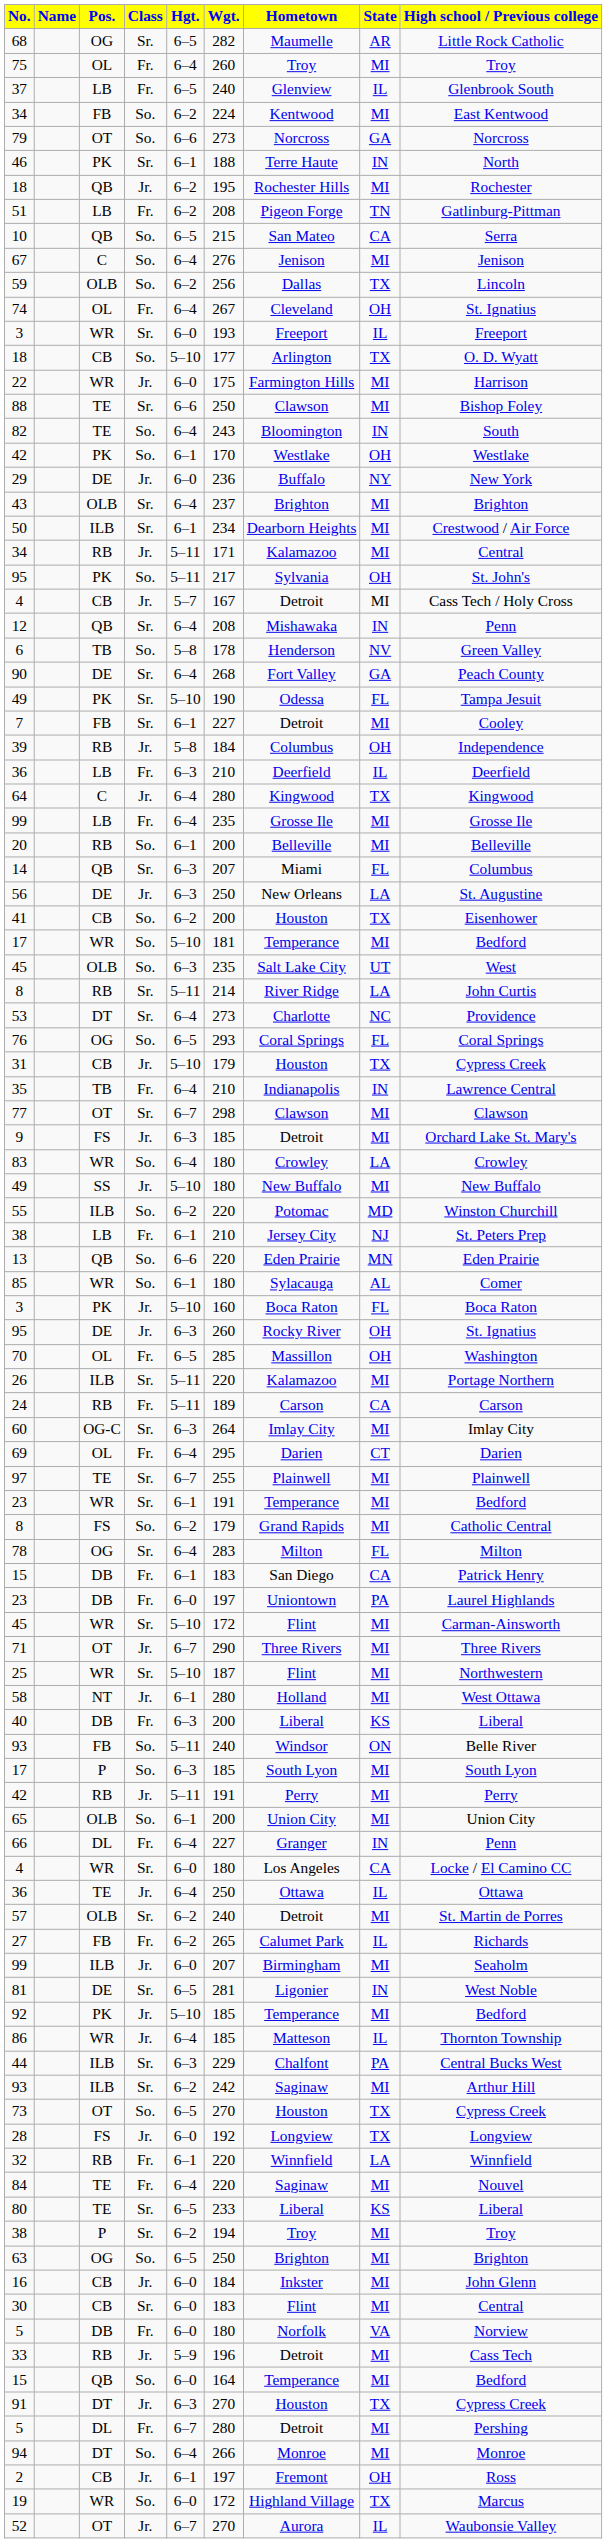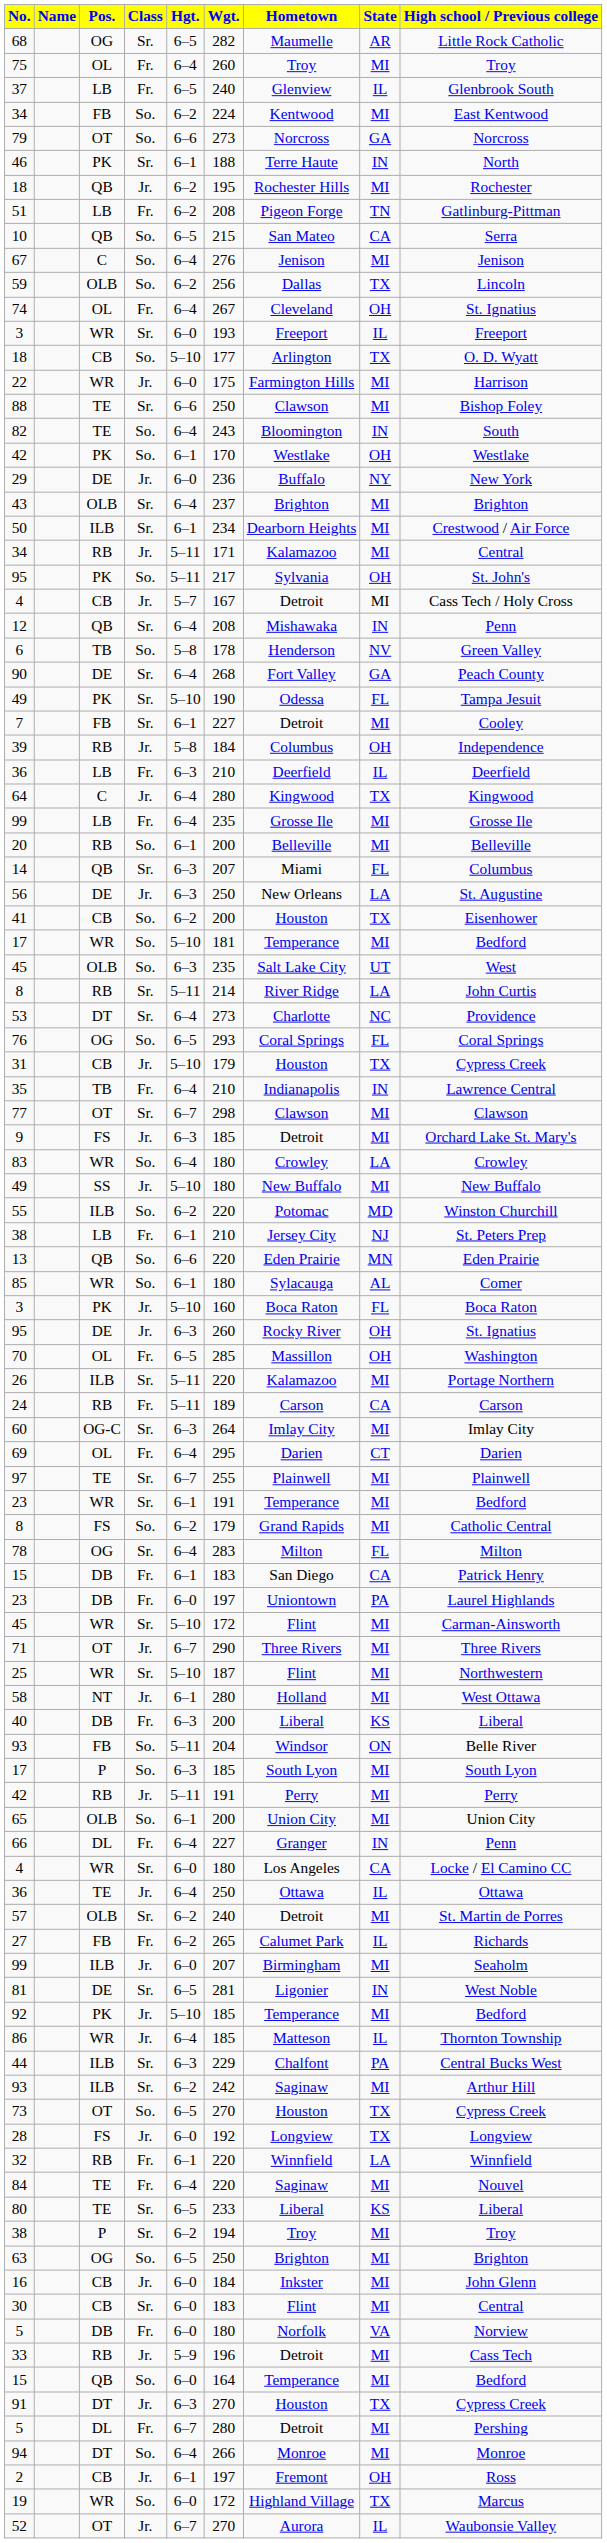(224, 1746) 240 -> (224, 1746) 204
